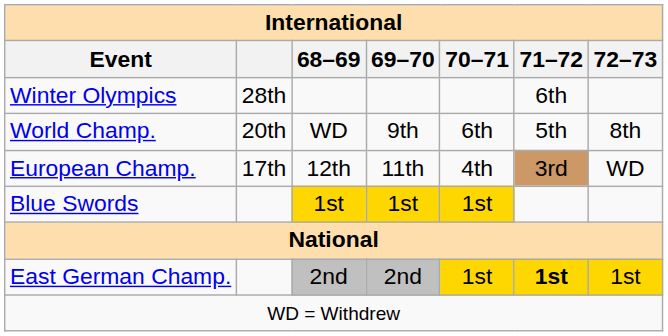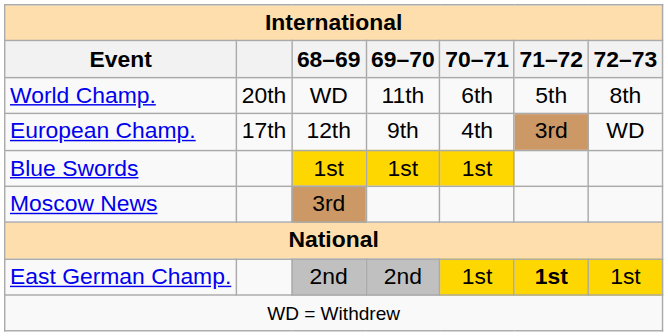- row: (93, 95)
(403, 131) 9th -> (403, 95) 11th
(403, 167) 11th -> (403, 131) 9th
+ row: (84, 204)
